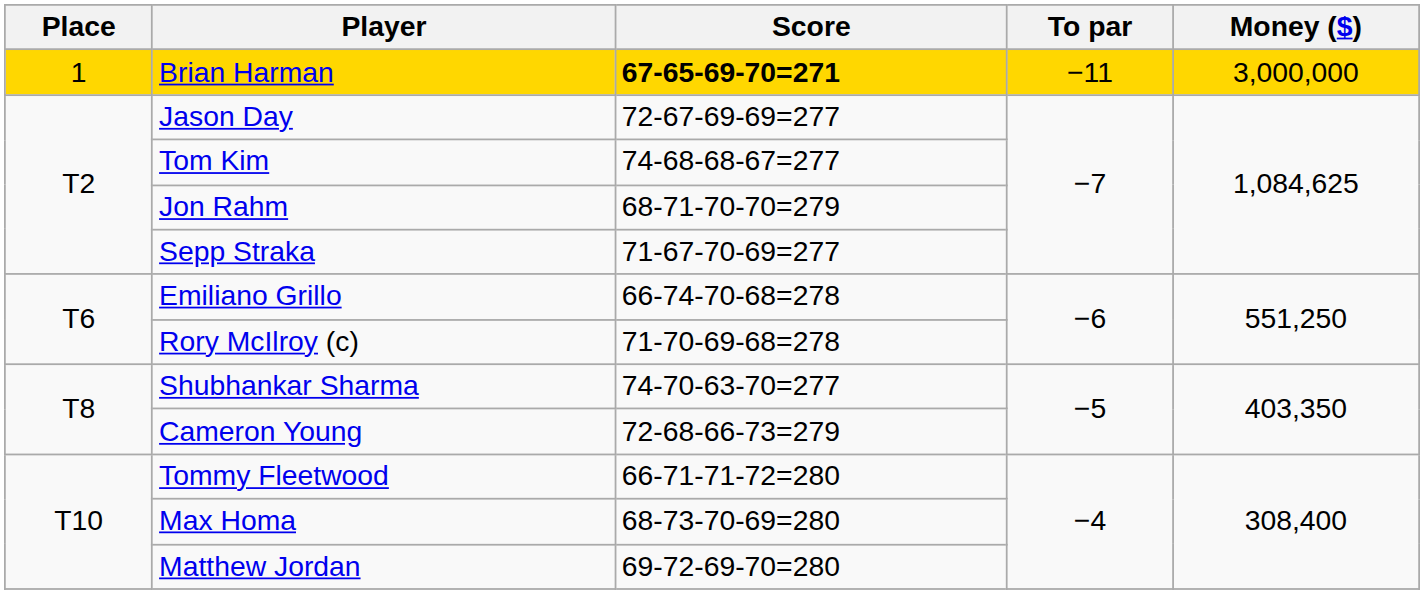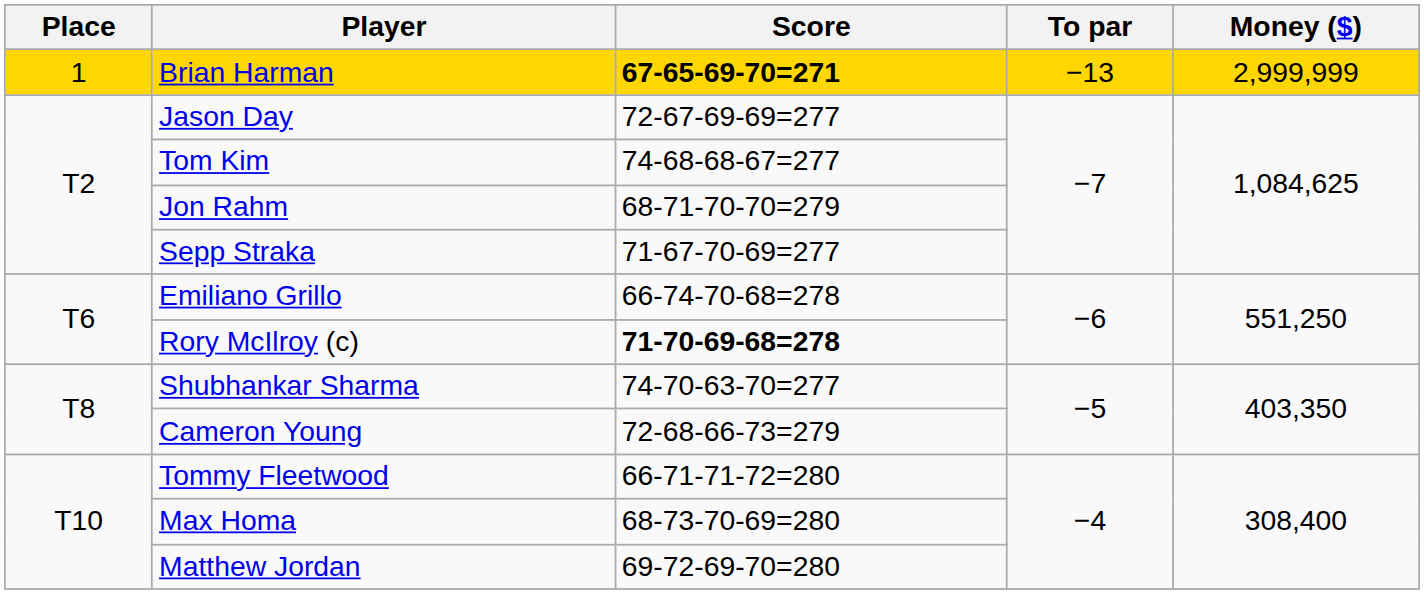(1090, 71) −11 -> (1090, 71) −13
(1296, 71) 3,000,000 -> (1296, 71) 2,999,999
(731, 341) normal -> (731, 341) bold
